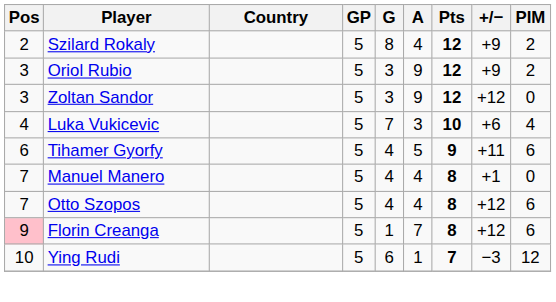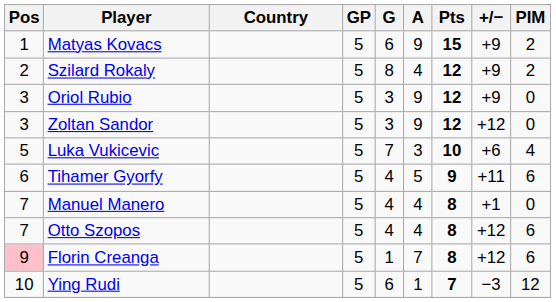+ row: (105, 44)
(530, 71) 2 -> (530, 97) 0
(24, 124) 4 -> (24, 151) 5
